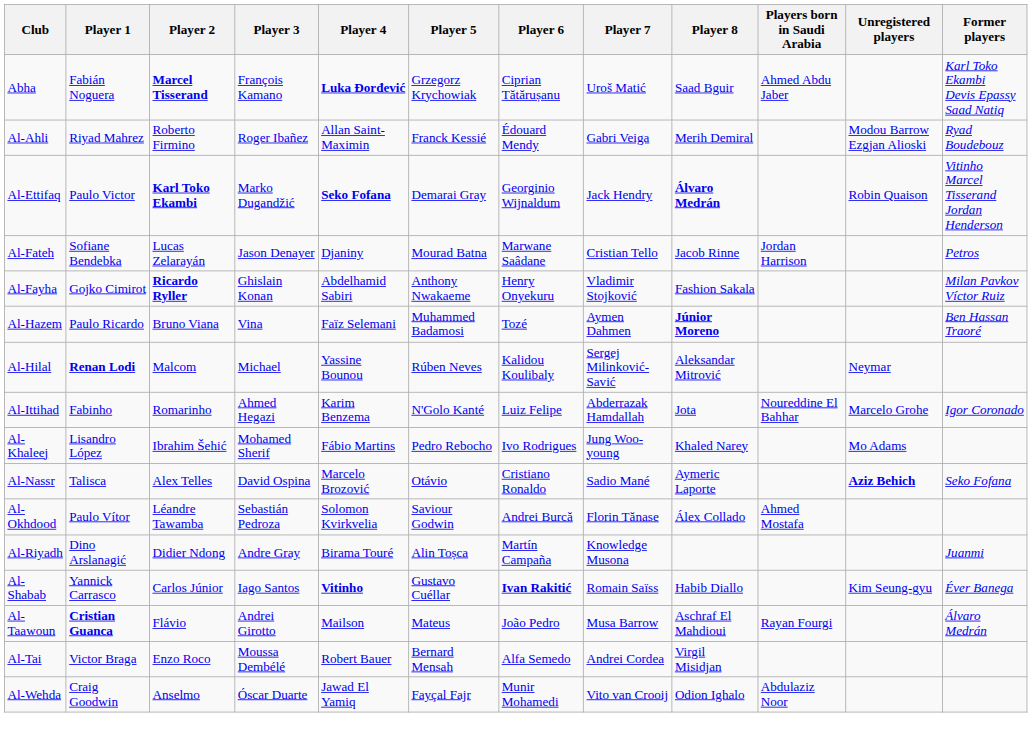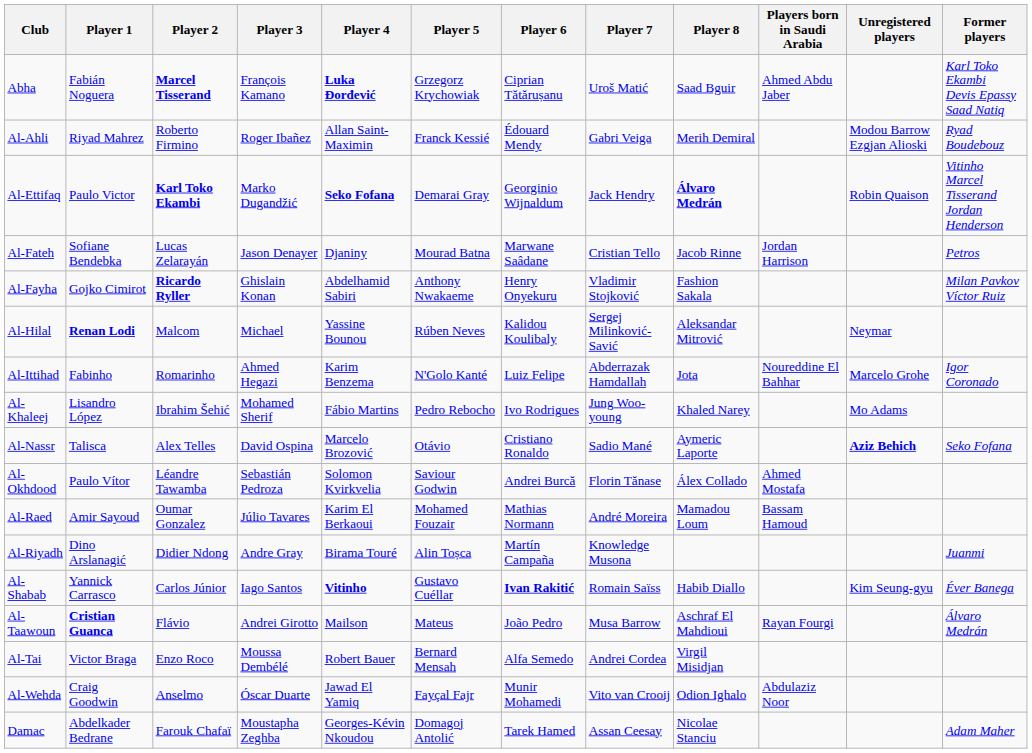- row: (35, 324)
+ row: (30, 516)
+ row: (26, 730)
